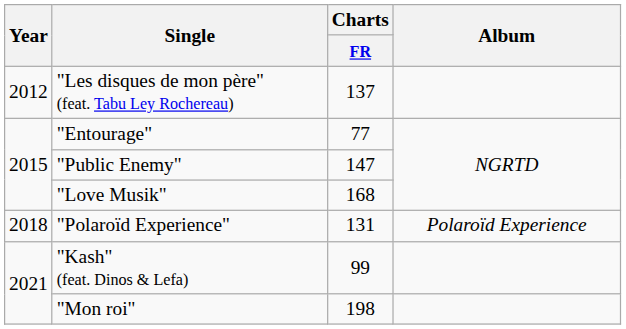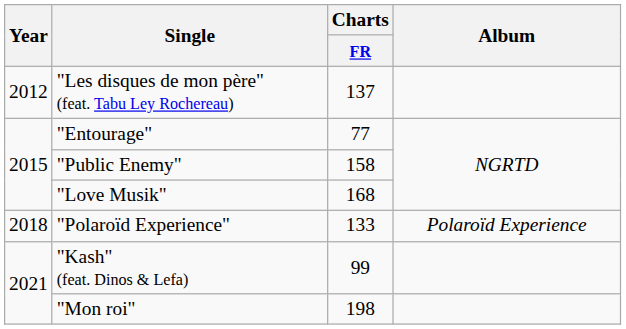(360, 164) 147 -> (360, 164) 158
(360, 225) 131 -> (360, 225) 133
